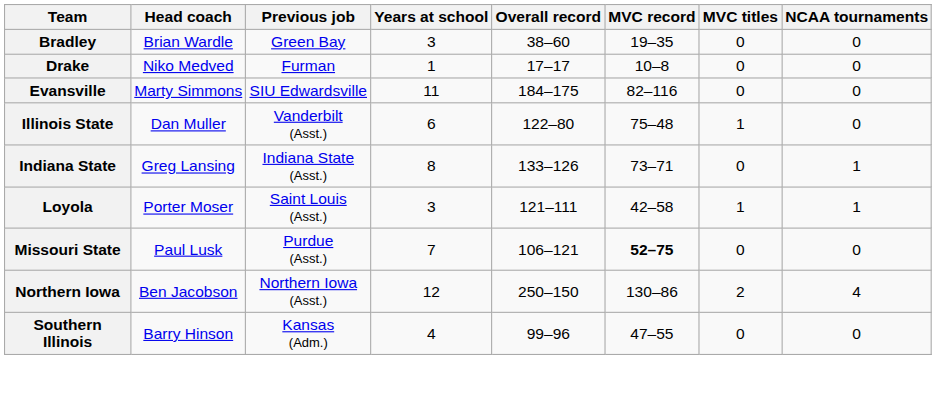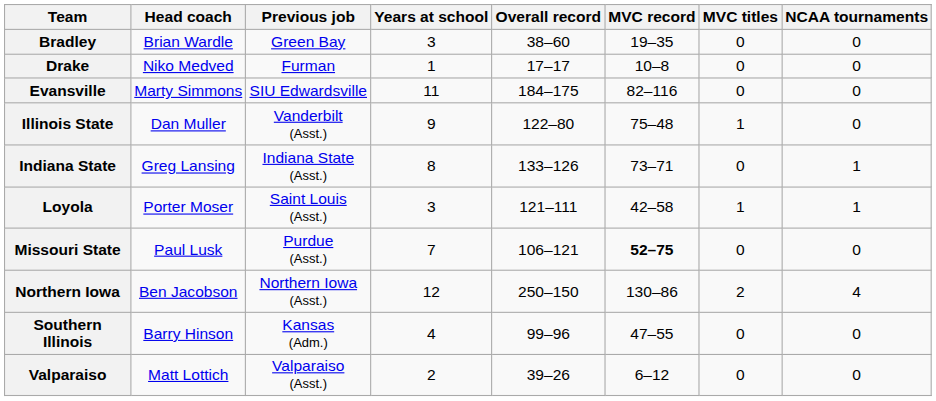(431, 124) 6 -> (431, 124) 9
+ row: (68, 375)
